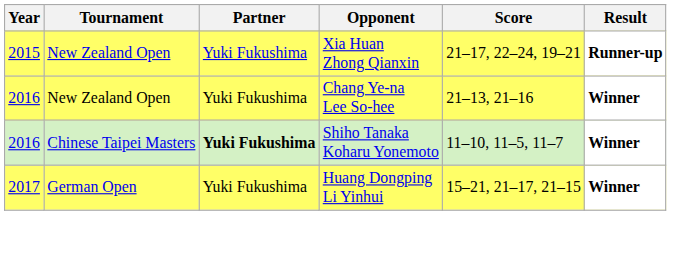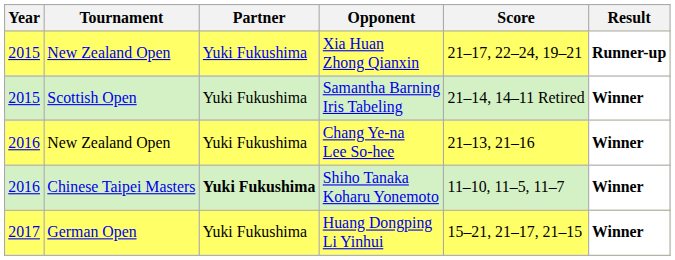+ row: (381, 98)
